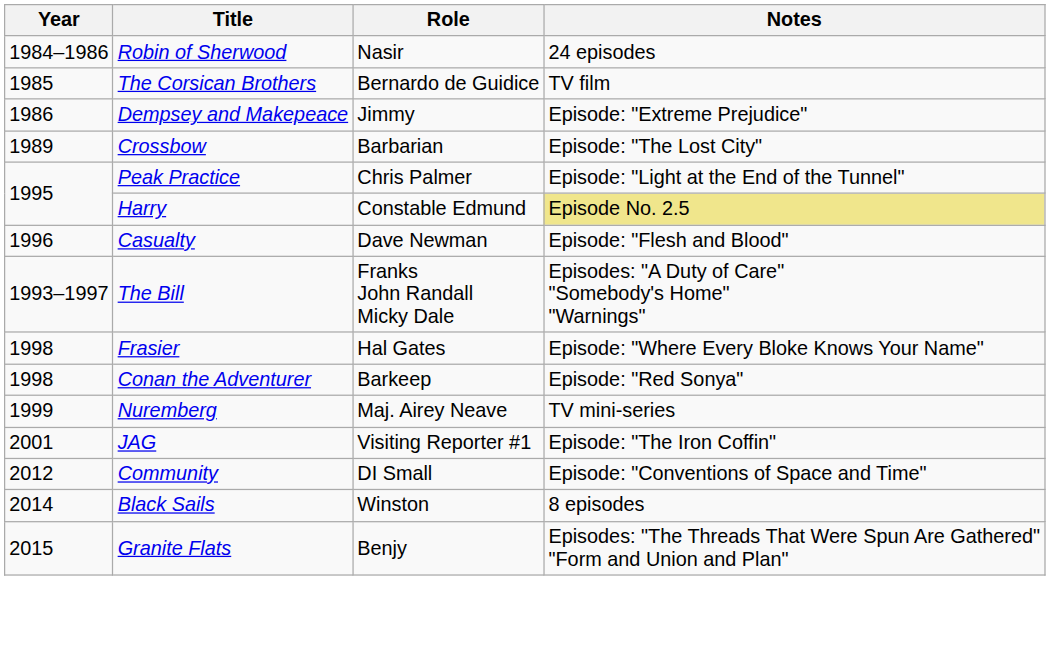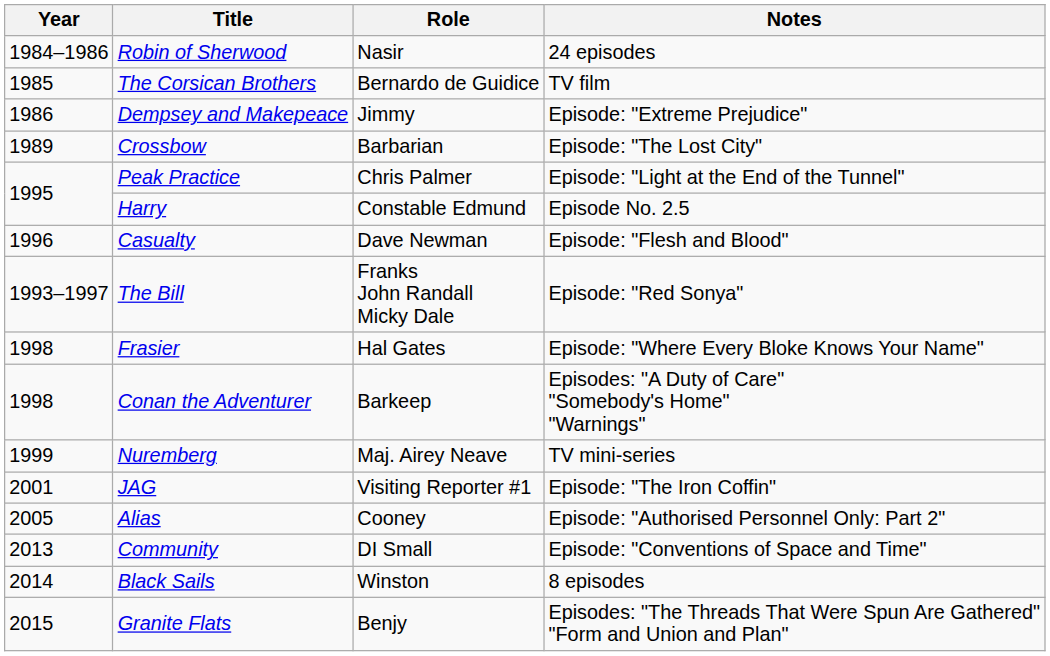(619, 209) khaki background -> (619, 209) no background
(666, 294) Episodes: "A Duty of Care" "Somebody's Home" "Warnings" -> (646, 294) Episode: "Red Sonya"
(646, 379) Episode: "Red Sonya" -> (666, 401) Episodes: "A Duty of Care" "Somebody's Home" "Warnings"
+ row: (139, 518)
(31, 473) 2012 -> (31, 550) 2013
